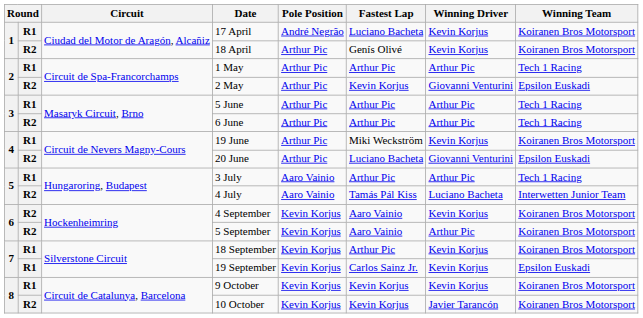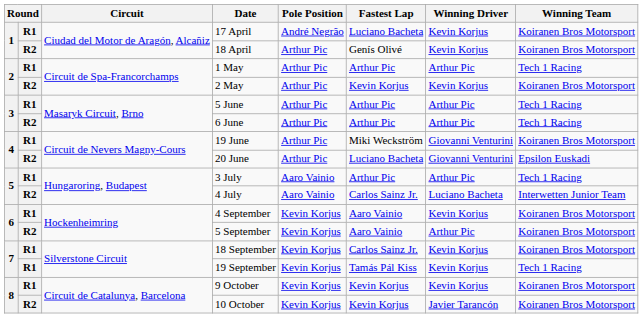(471, 85) Giovanni Venturini -> (458, 85) Kevin Korjus
(554, 85) Epsilon Euskadi -> (577, 85) Koiranen Bros Motorsport
(458, 140) Kevin Korjus -> (471, 140) Giovanni Venturini
(383, 194) Tamás Pál Kiss -> (383, 194) Carlos Sainz Jr.
(30, 213) R2 -> (30, 213) R1
(372, 249) Arthur Pic -> (383, 249) Carlos Sainz Jr.
(383, 267) Carlos Sainz Jr. -> (383, 267) Tamás Pál Kiss
(554, 267) Epsilon Euskadi -> (550, 267) Tech 1 Racing
